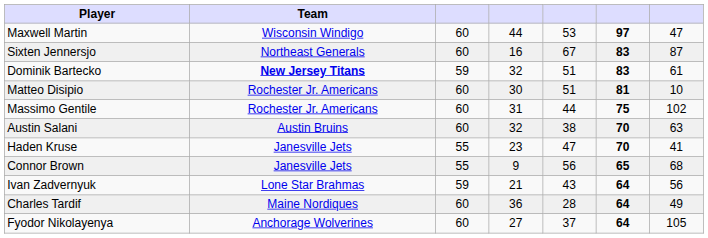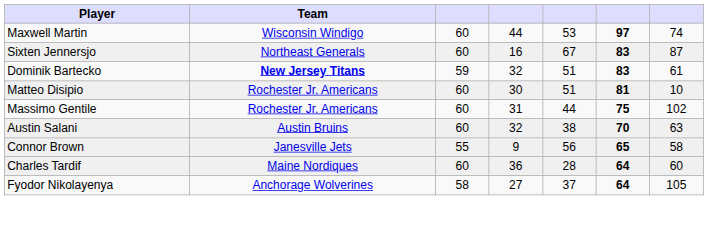(676, 33) 47 -> (676, 33) 74
- row: (42, 147)
(676, 166) 68 -> (676, 147) 58
- row: (51, 185)
(676, 204) 49 -> (676, 166) 60
(462, 223) 60 -> (462, 185) 58
